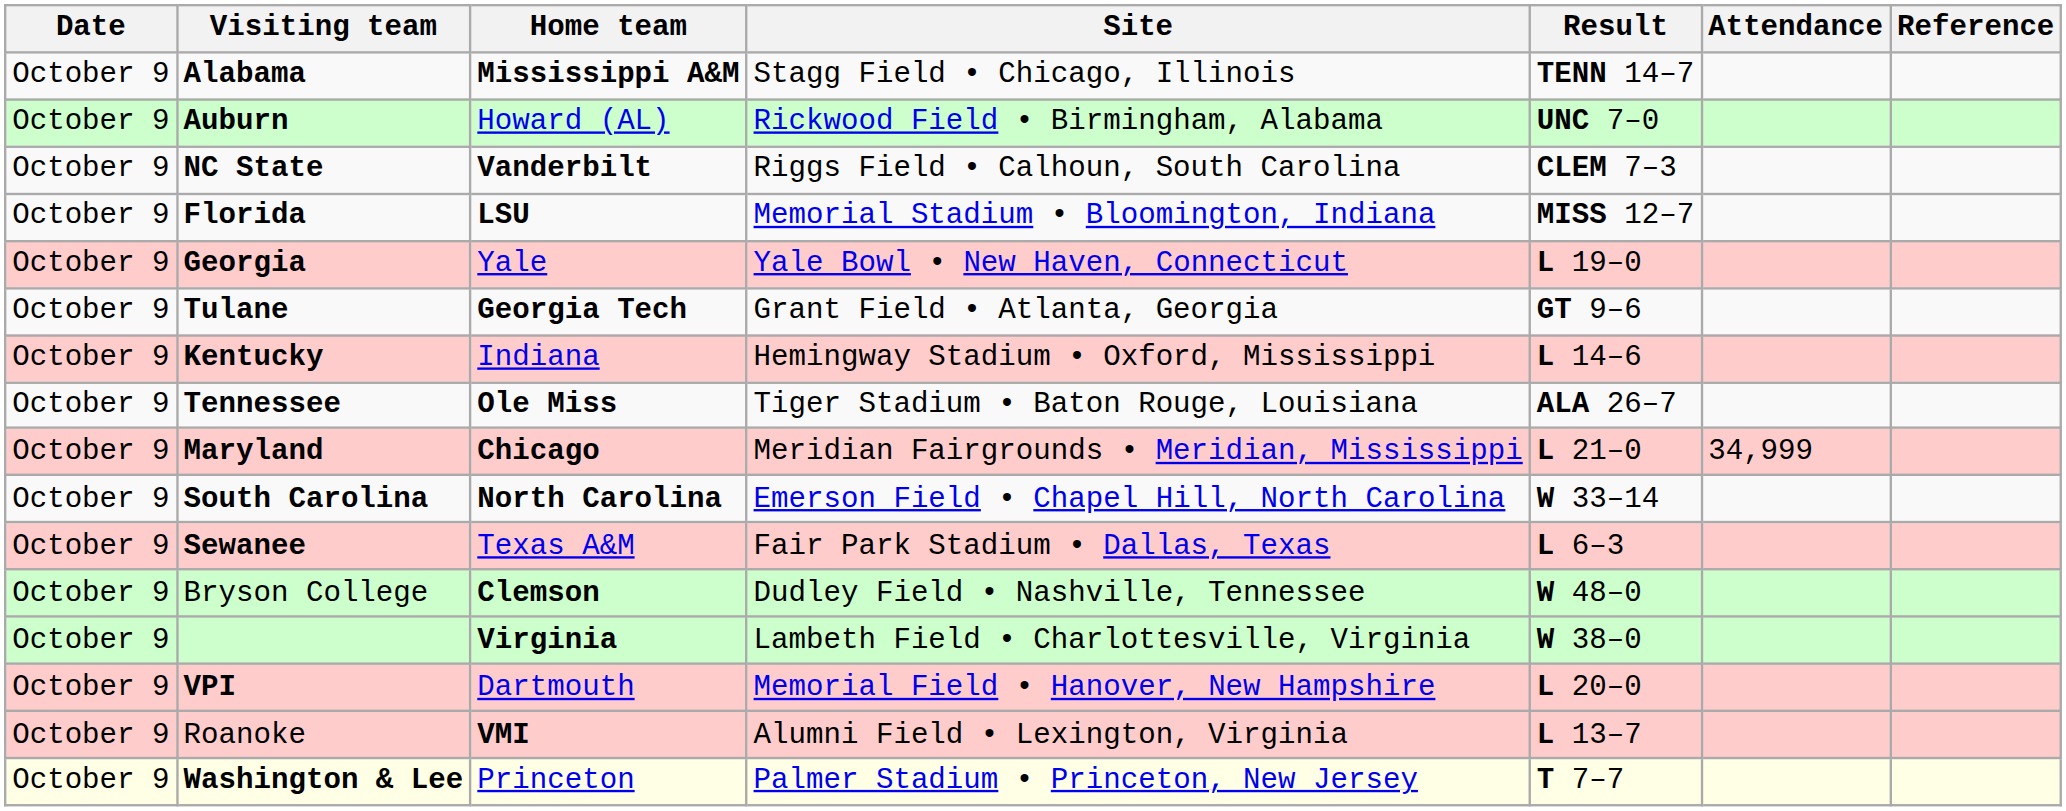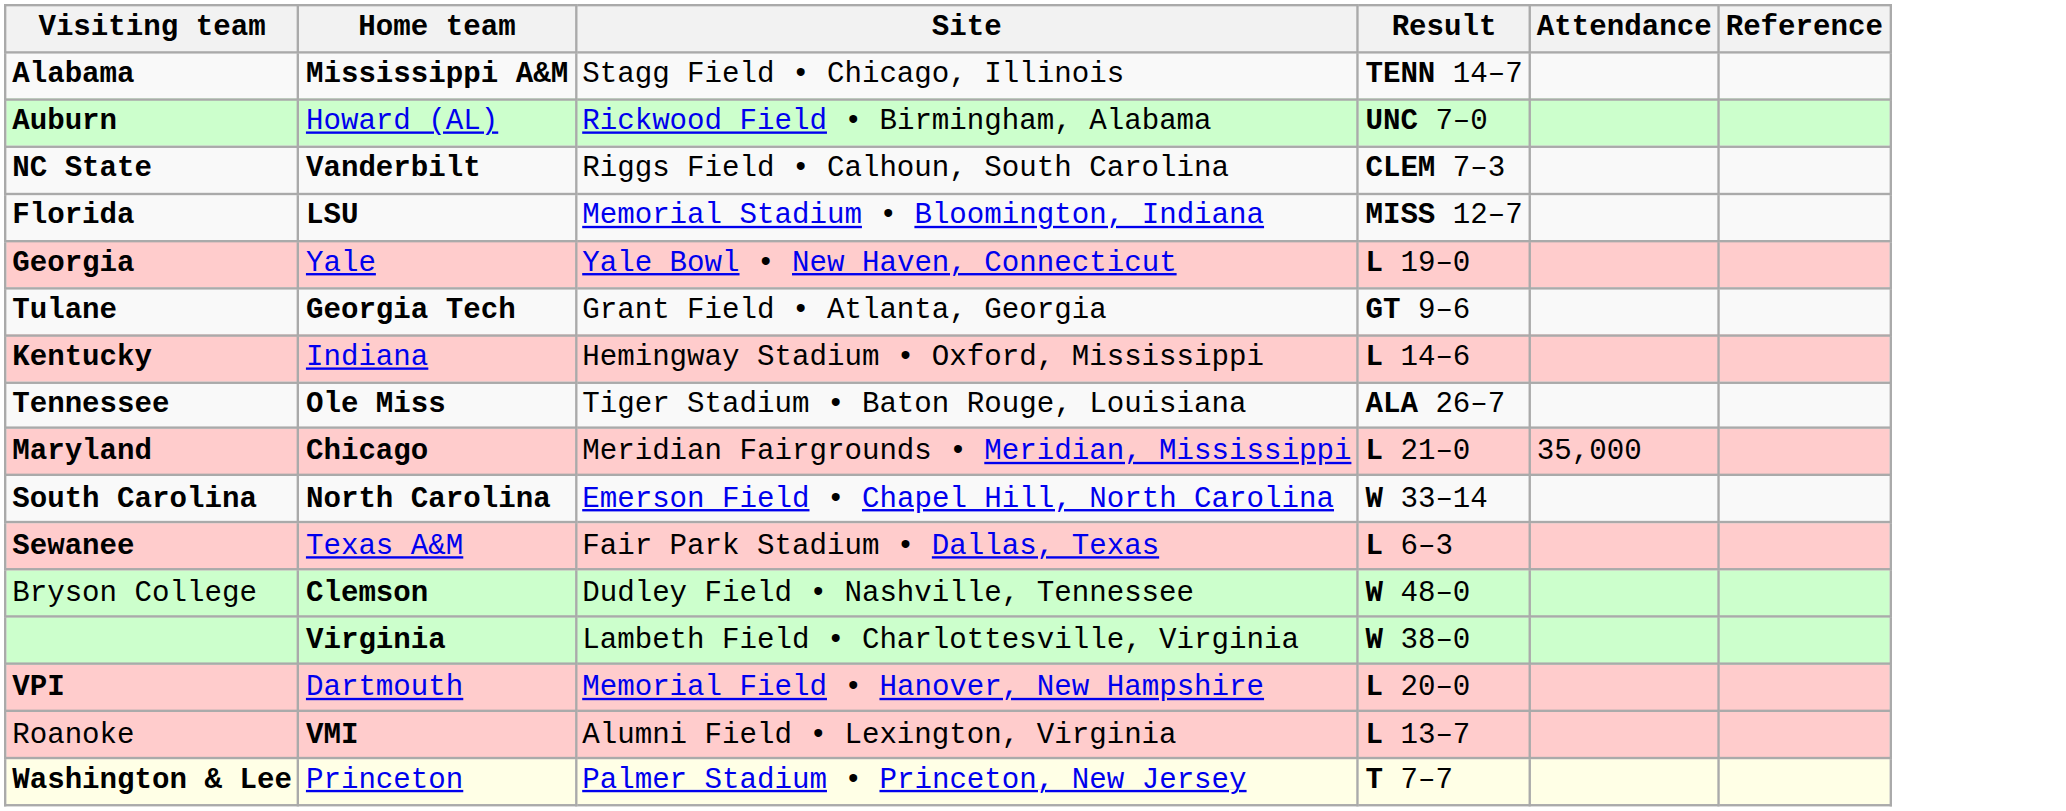- column: (91, 29)
(1761, 453) 34,999 -> (1589, 453) 35,000
